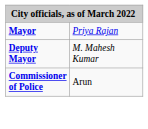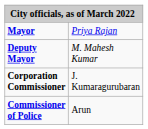+ row: (36, 82)
